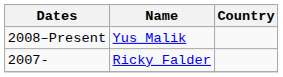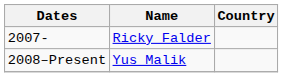rows swapped: (57, 38) <-> (28, 60)
